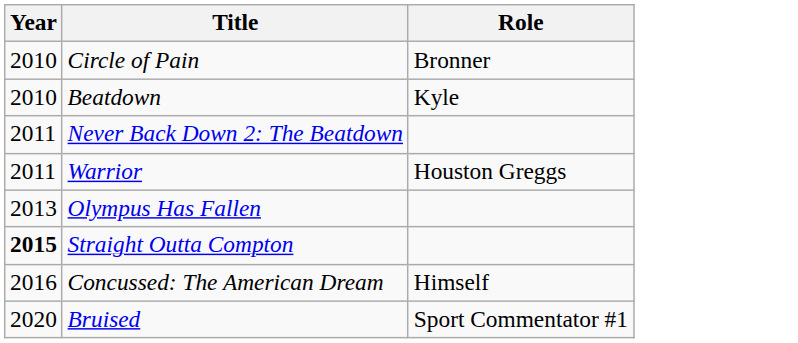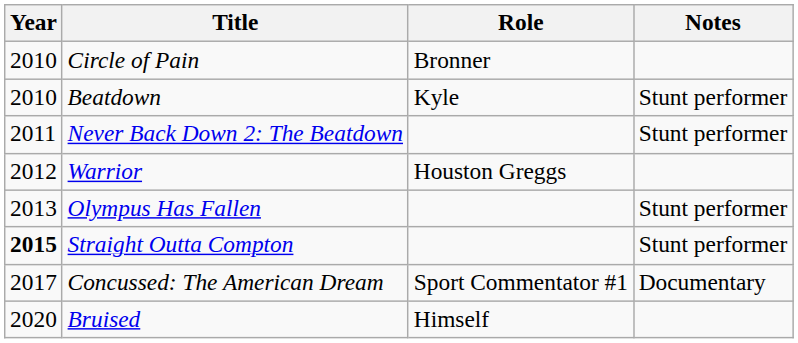+ column: (713, 23)
(33, 171) 2011 -> (33, 171) 2012
(33, 282) 2016 -> (33, 282) 2017
(451, 282) Himself -> (521, 282) Sport Commentator #1
(521, 319) Sport Commentator #1 -> (451, 319) Himself
